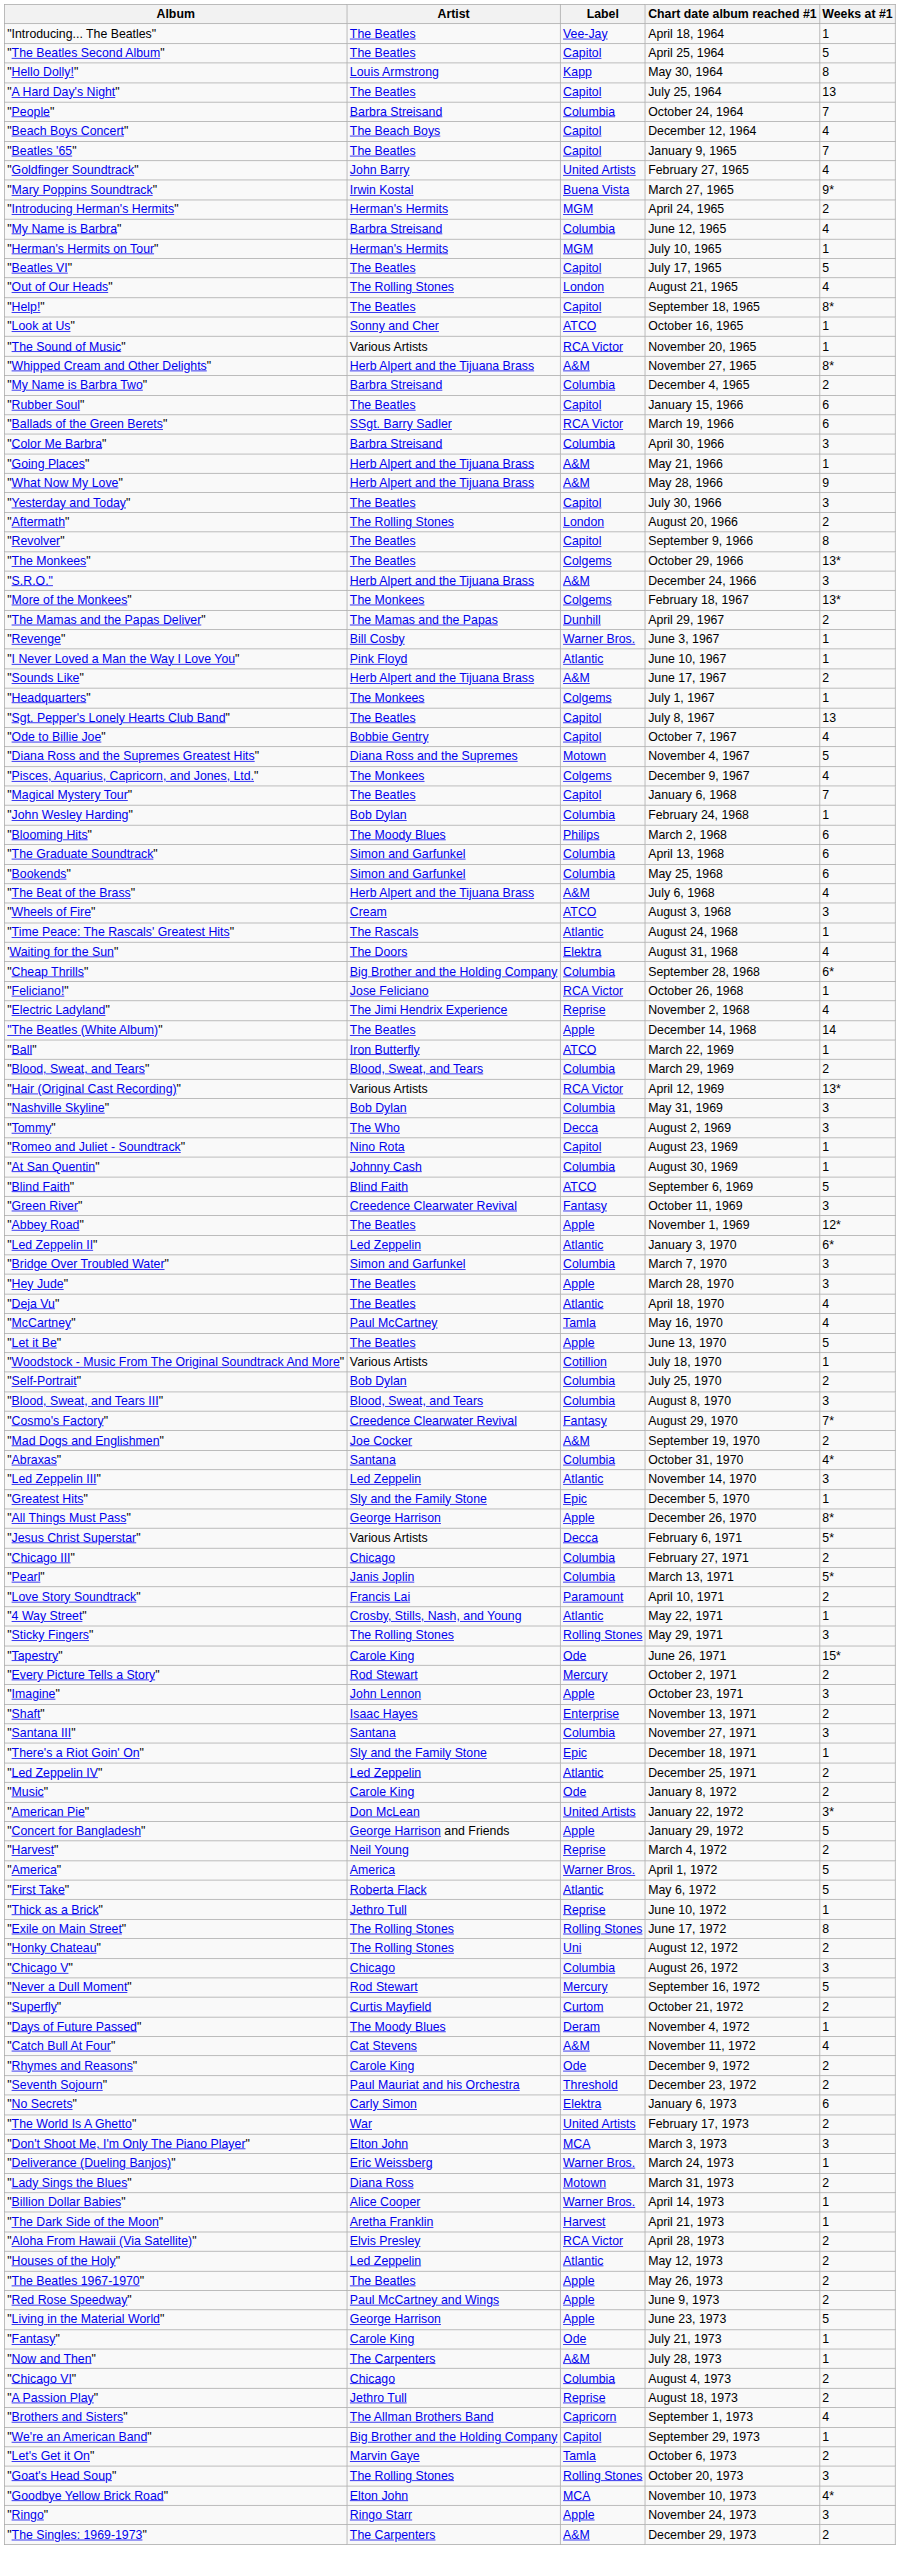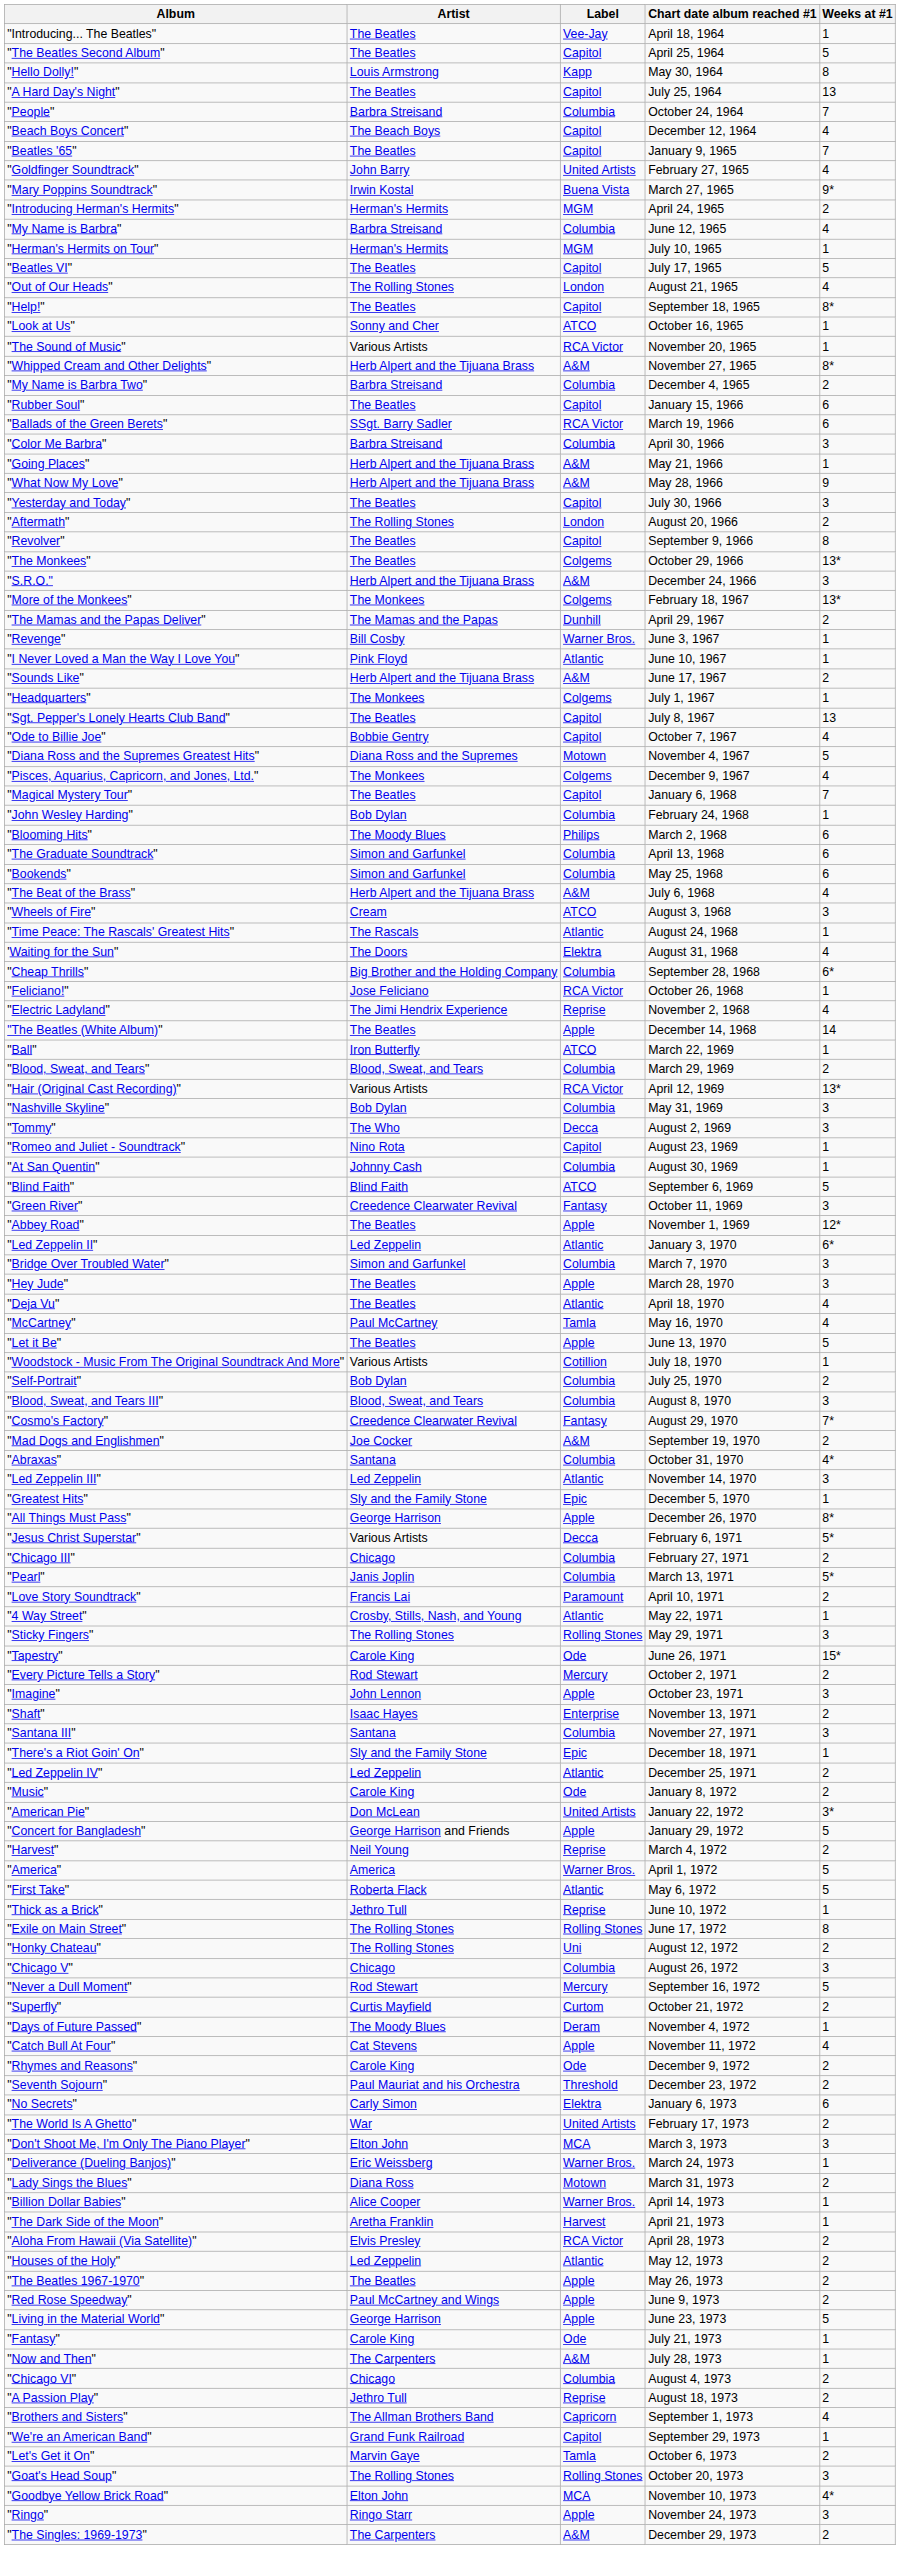(576, 2046) A&M -> (579, 2046) Apple
(454, 2437) Big Brother and the Holding Company -> (407, 2437) Grand Funk Railroad
